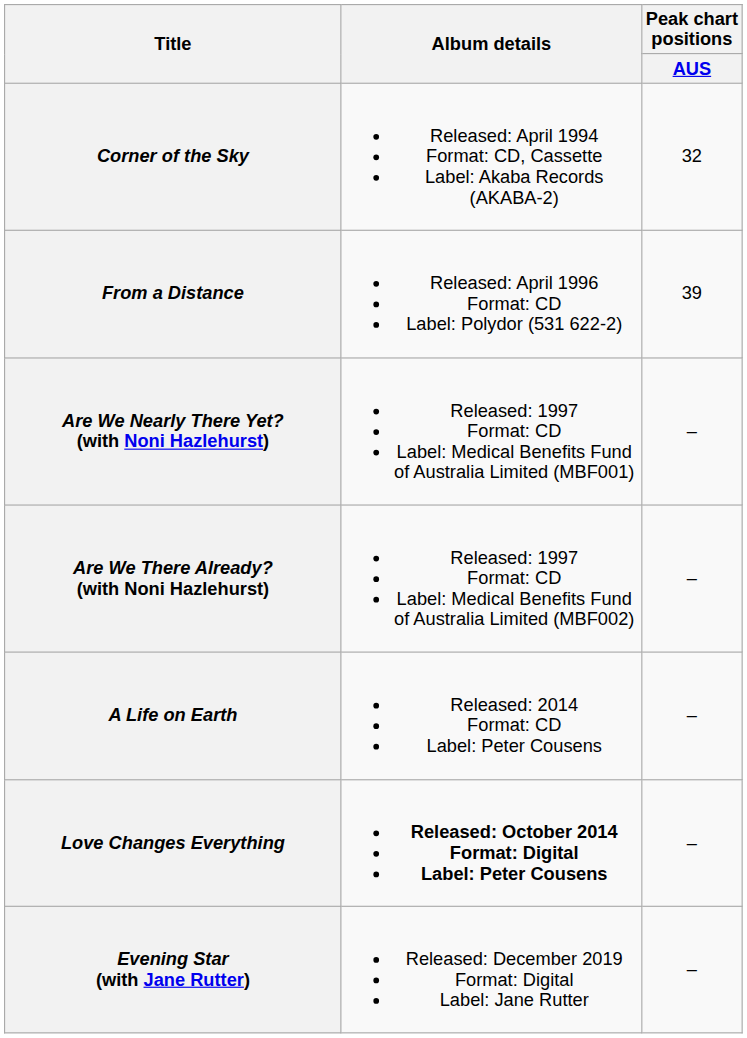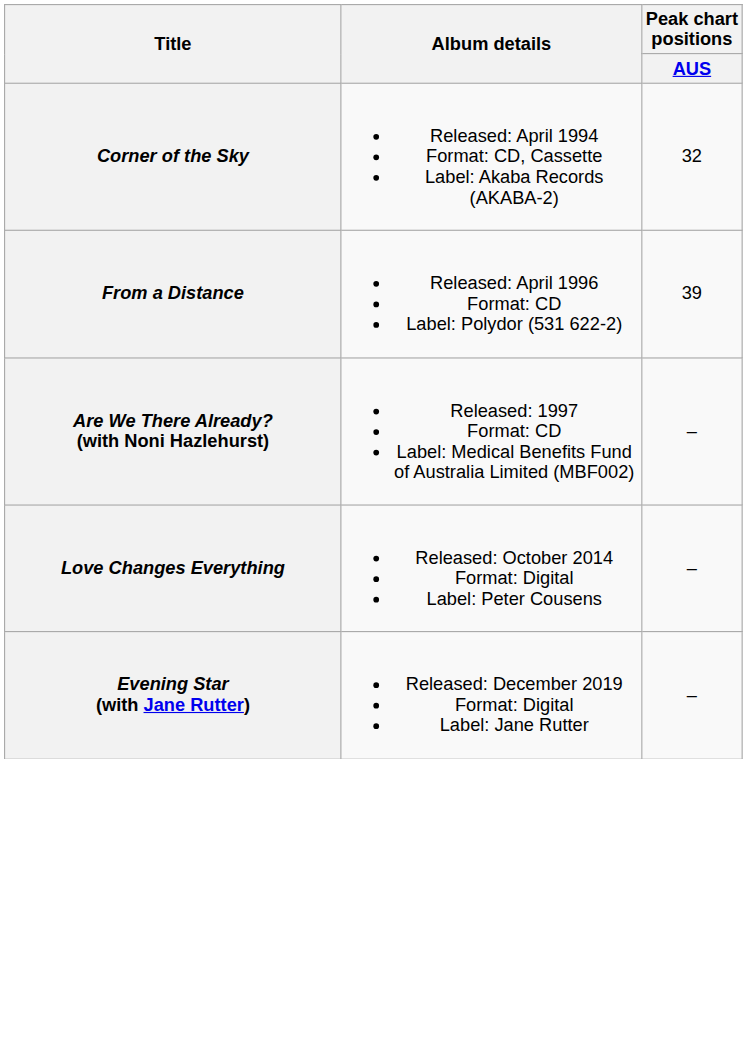- row: (173, 431)
- row: (173, 715)
(491, 853) bold -> (491, 579) normal
